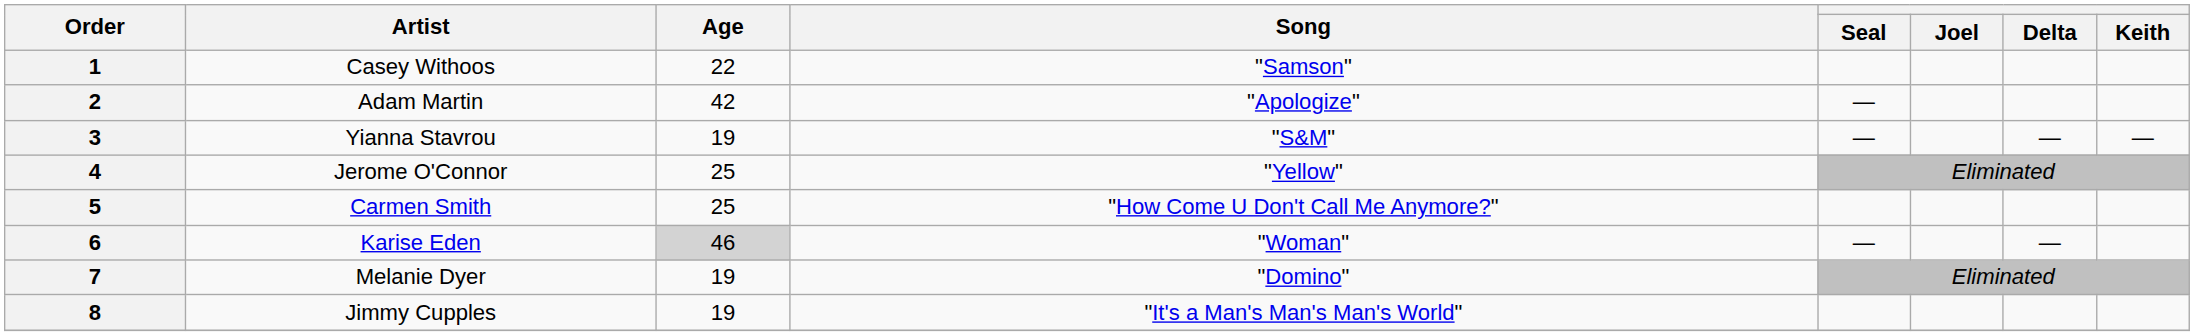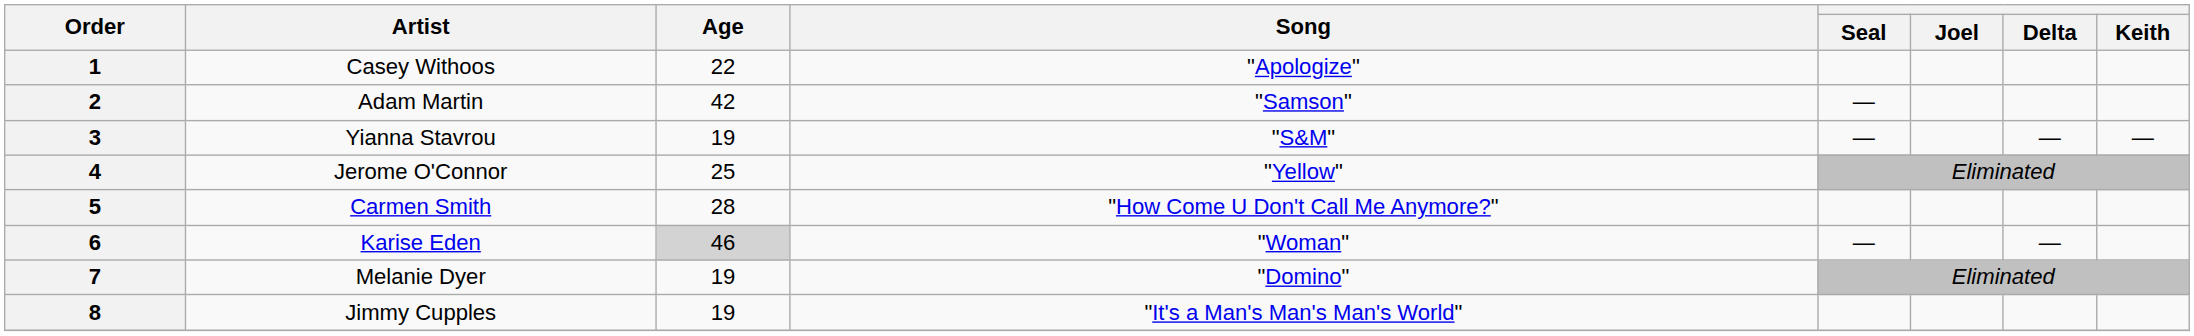(1303, 67) "Samson" -> (1303, 67) "Apologize"
(1303, 102) "Apologize" -> (1303, 102) "Samson"
(723, 207) 25 -> (723, 207) 28
